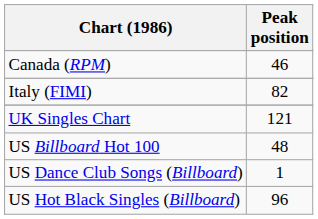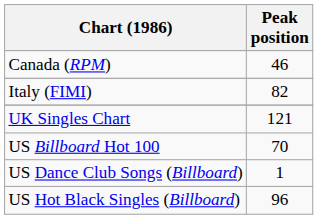(280, 145) 48 -> (280, 145) 70
